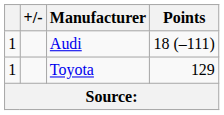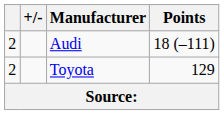(12, 44) 1 -> (12, 44) 2
(12, 70) 1 -> (12, 70) 2
